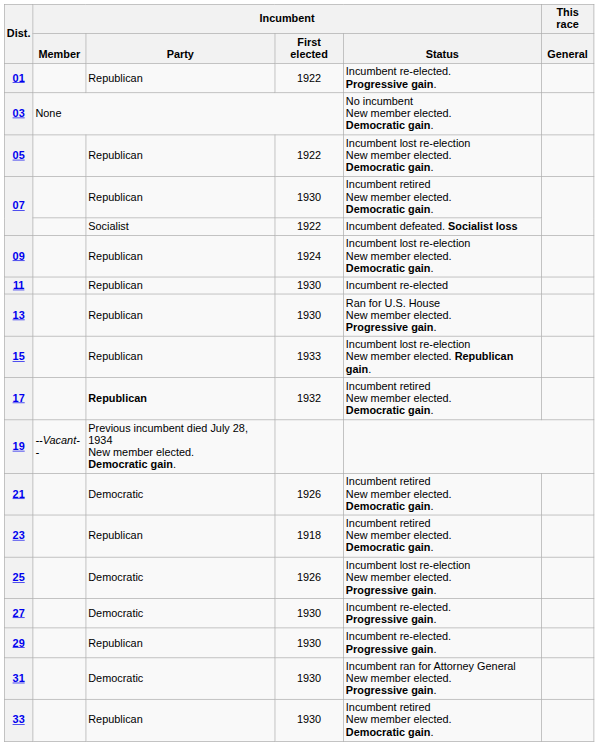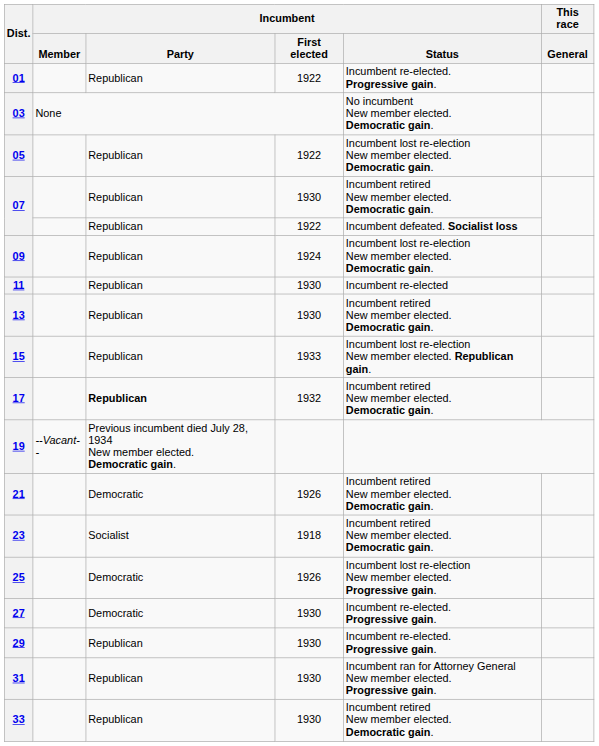(109, 226) Socialist -> (115, 226) Republican
(399, 315) Ran for U.S. House New member elected. Progressive gain. -> (399, 315) Incumbent retired New member elected. Democratic gain.
(115, 536) Republican -> (109, 536) Socialist
(116, 678) Democratic -> (115, 678) Republican
